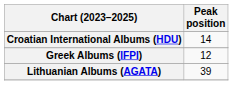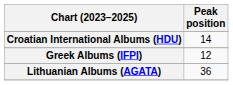(206, 71) 39 -> (206, 71) 36
